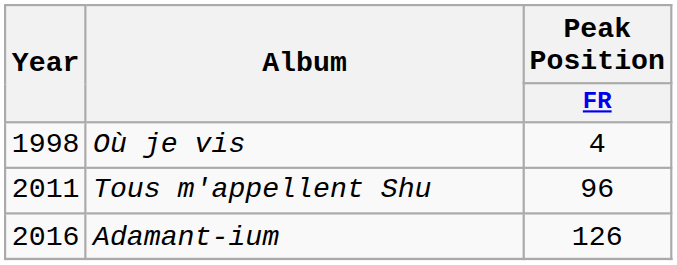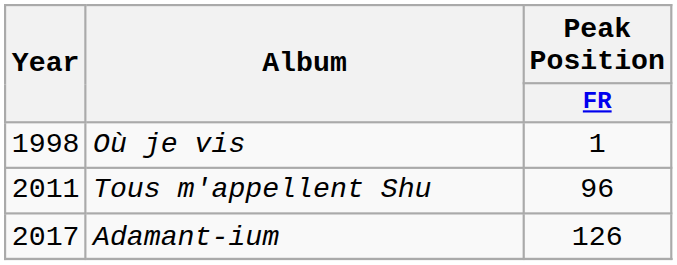(597, 144) 4 -> (597, 144) 1
(46, 236) 2016 -> (46, 236) 2017
